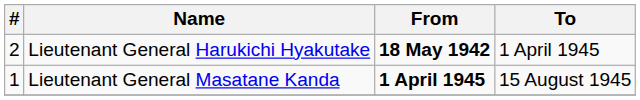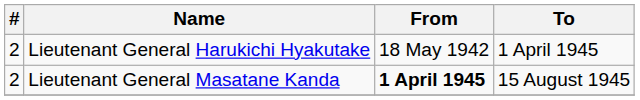(435, 49) bold -> (434, 49) normal
(14, 79) 1 -> (14, 79) 2
